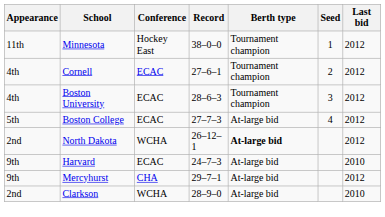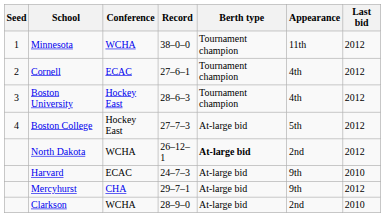columns swapped: (330, 17) <-> (32, 17)
(152, 44) Hockey East -> (121, 44) WCHA
(150, 98) ECAC -> (121, 98) Hockey East
(150, 119) ECAC -> (121, 125) Hockey East
